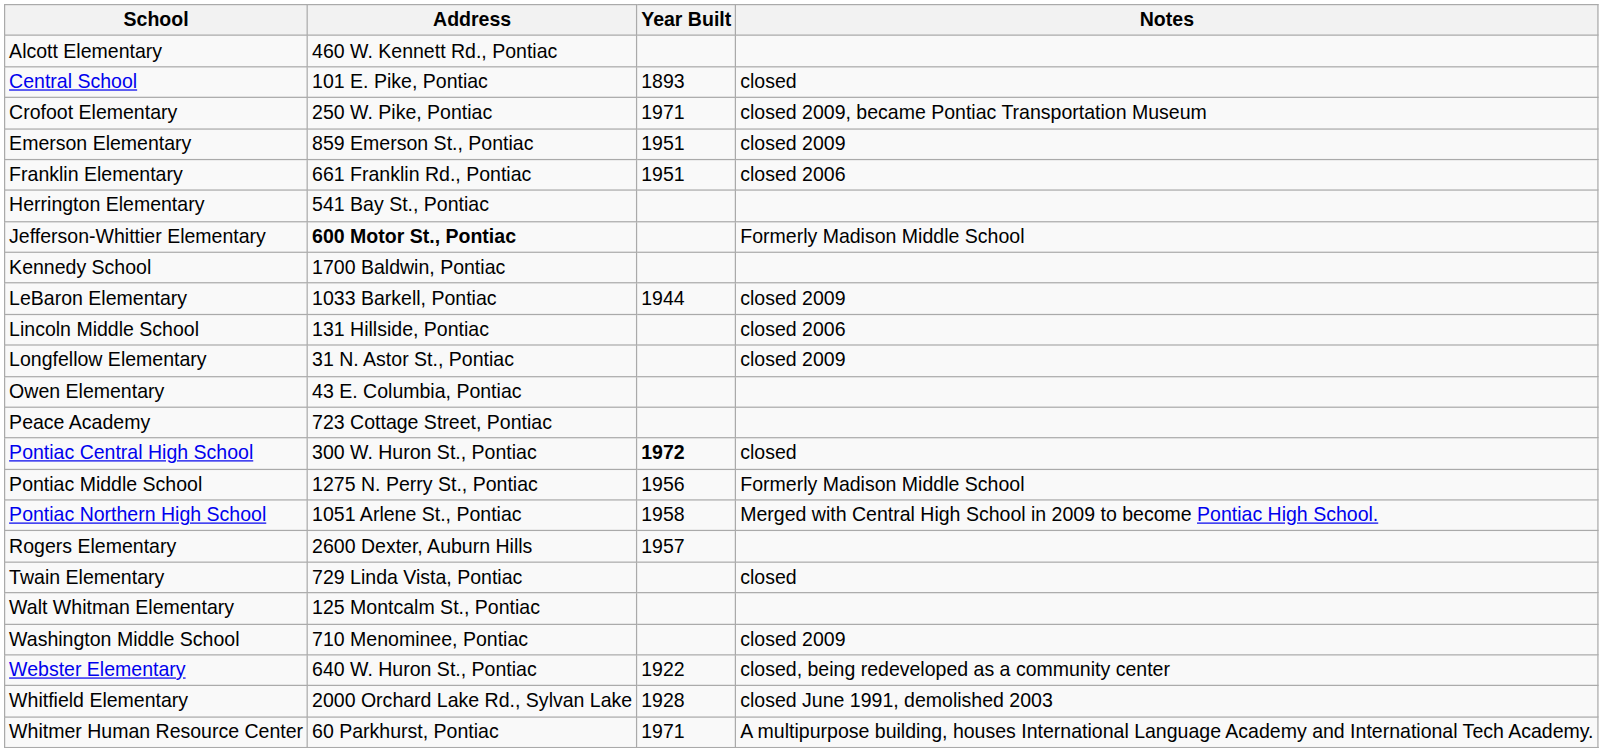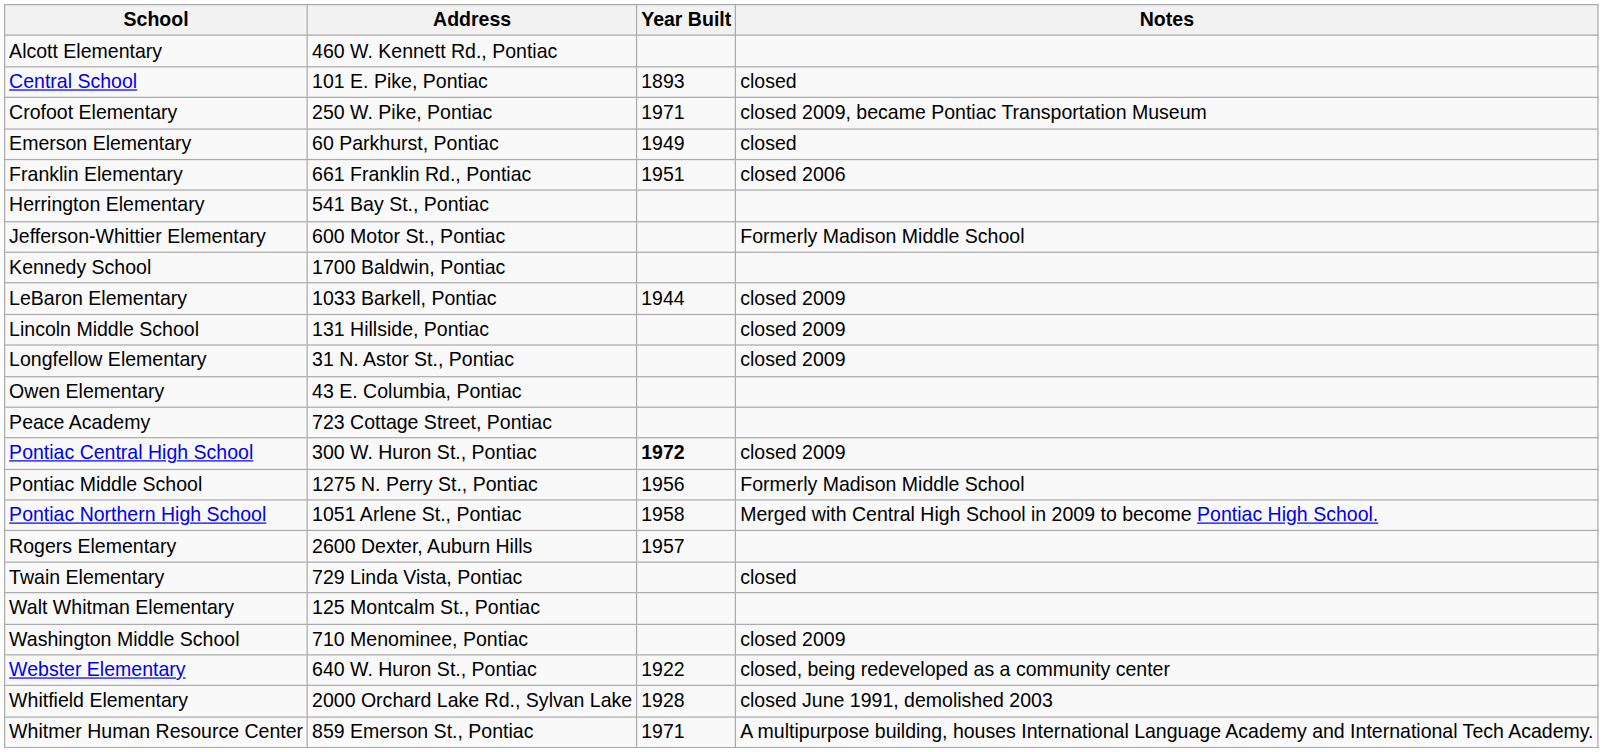(423, 143) 859 Emerson St., Pontiac -> (405, 143) 60 Parkhurst, Pontiac
(663, 143) 1951 -> (663, 143) 1949
(793, 143) closed 2009 -> (768, 143) closed
(414, 236) bold -> (409, 236) normal
(793, 329) closed 2006 -> (793, 329) closed 2009
(768, 453) closed -> (793, 453) closed 2009
(405, 732) 60 Parkhurst, Pontiac -> (423, 732) 859 Emerson St., Pontiac
